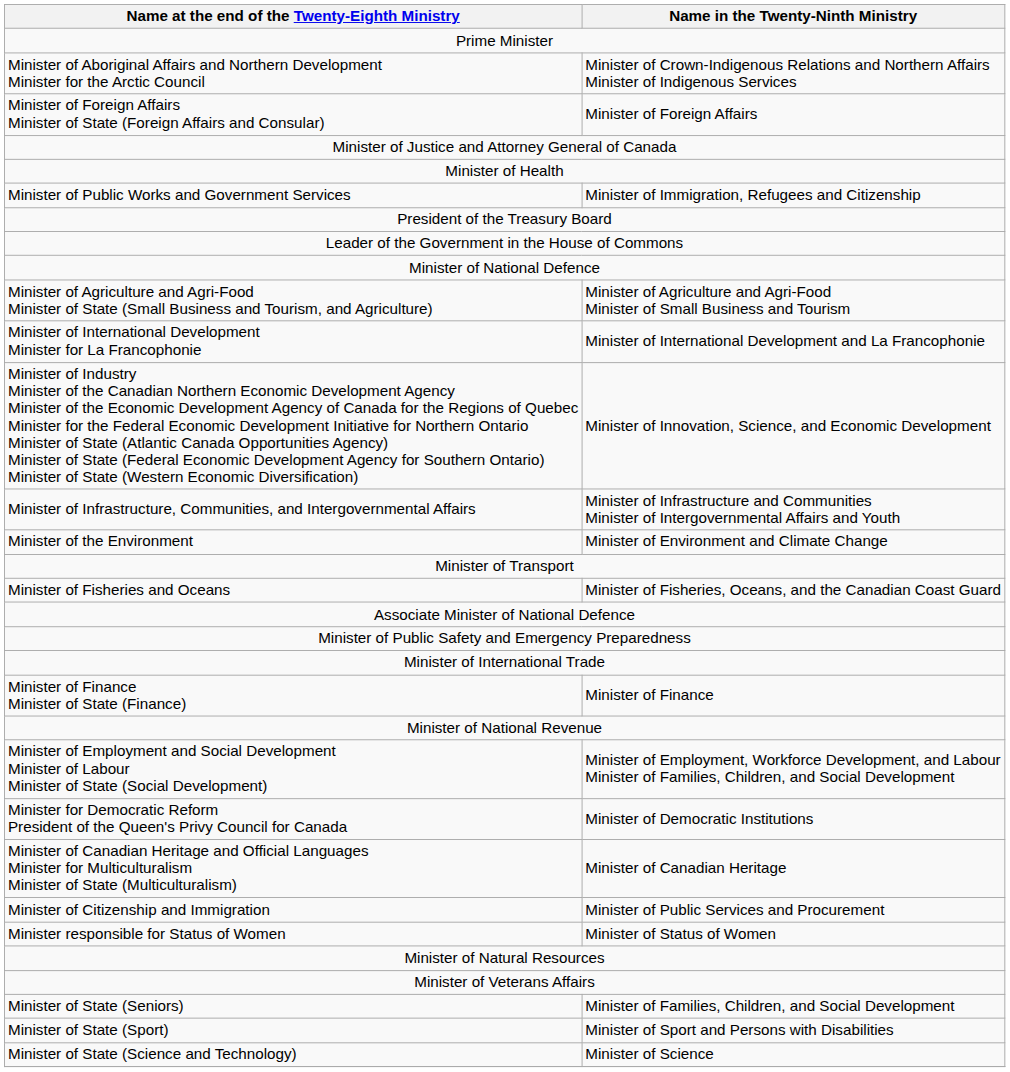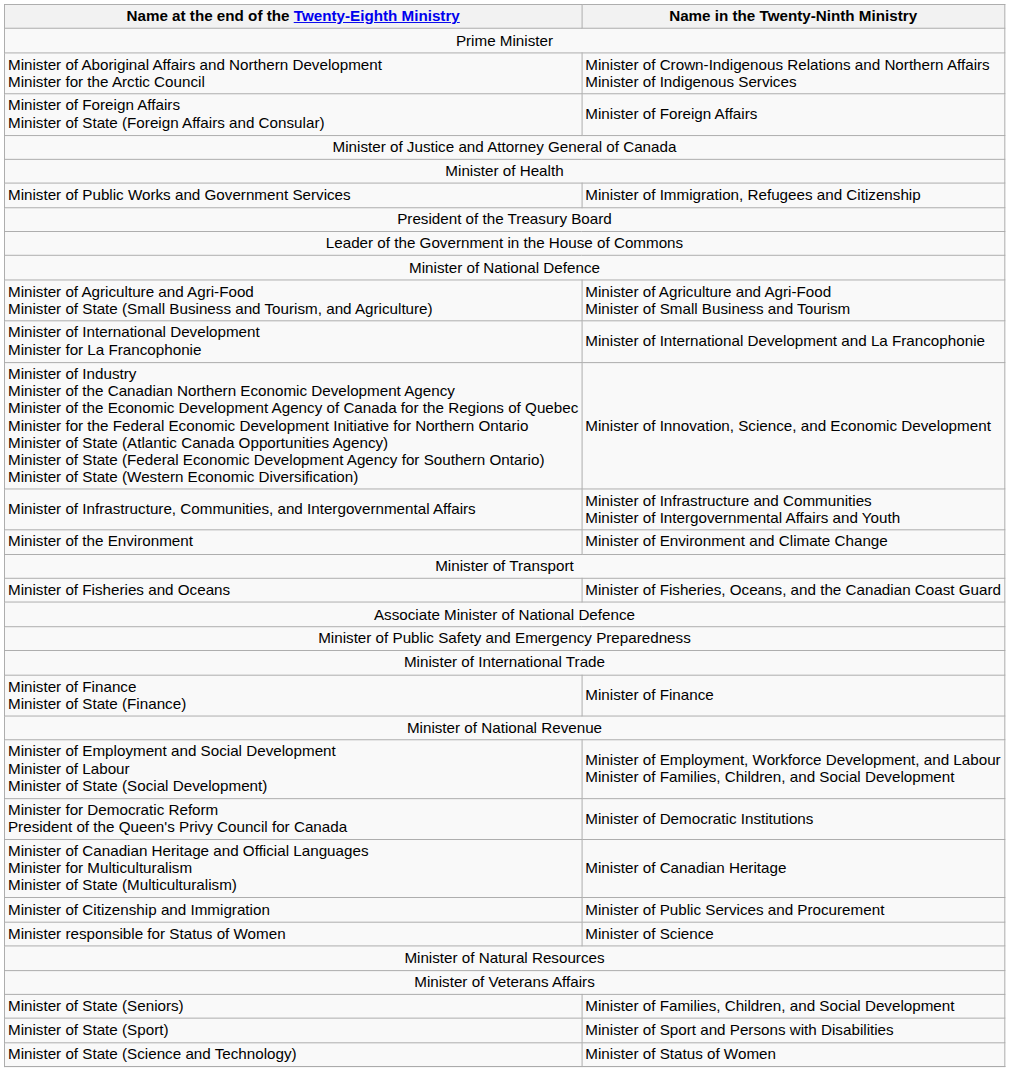(681, 934) Minister of Status of Women -> (650, 934) Minister of Science
(650, 1054) Minister of Science -> (681, 1054) Minister of Status of Women
